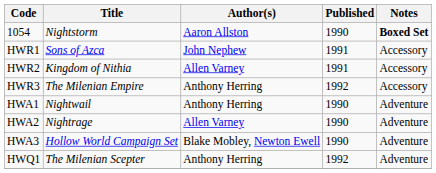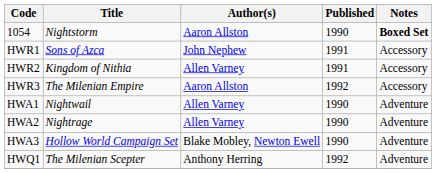(223, 86) Anthony Herring -> (216, 86) Aaron Allston
(223, 104) Anthony Herring -> (214, 104) Allen Varney
